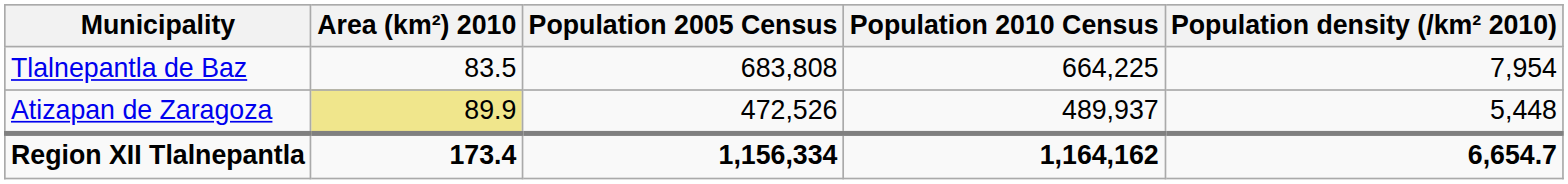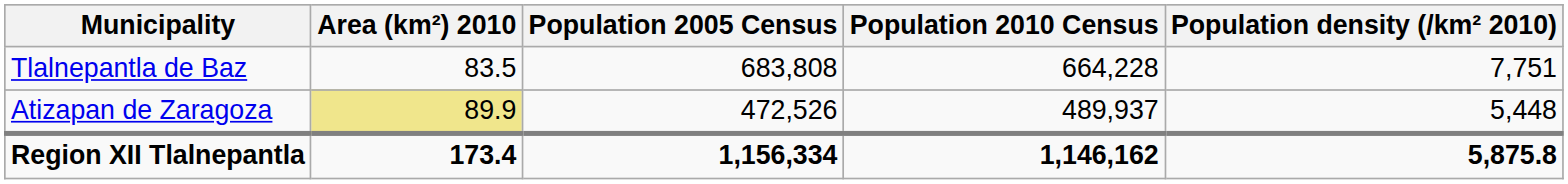(1110, 68) 664,225 -> (1110, 68) 664,228
(1524, 68) 7,954 -> (1524, 68) 7,751
(1099, 156) 1,164,162 -> (1099, 156) 1,146,162
(1512, 156) 6,654.7 -> (1512, 156) 5,875.8
